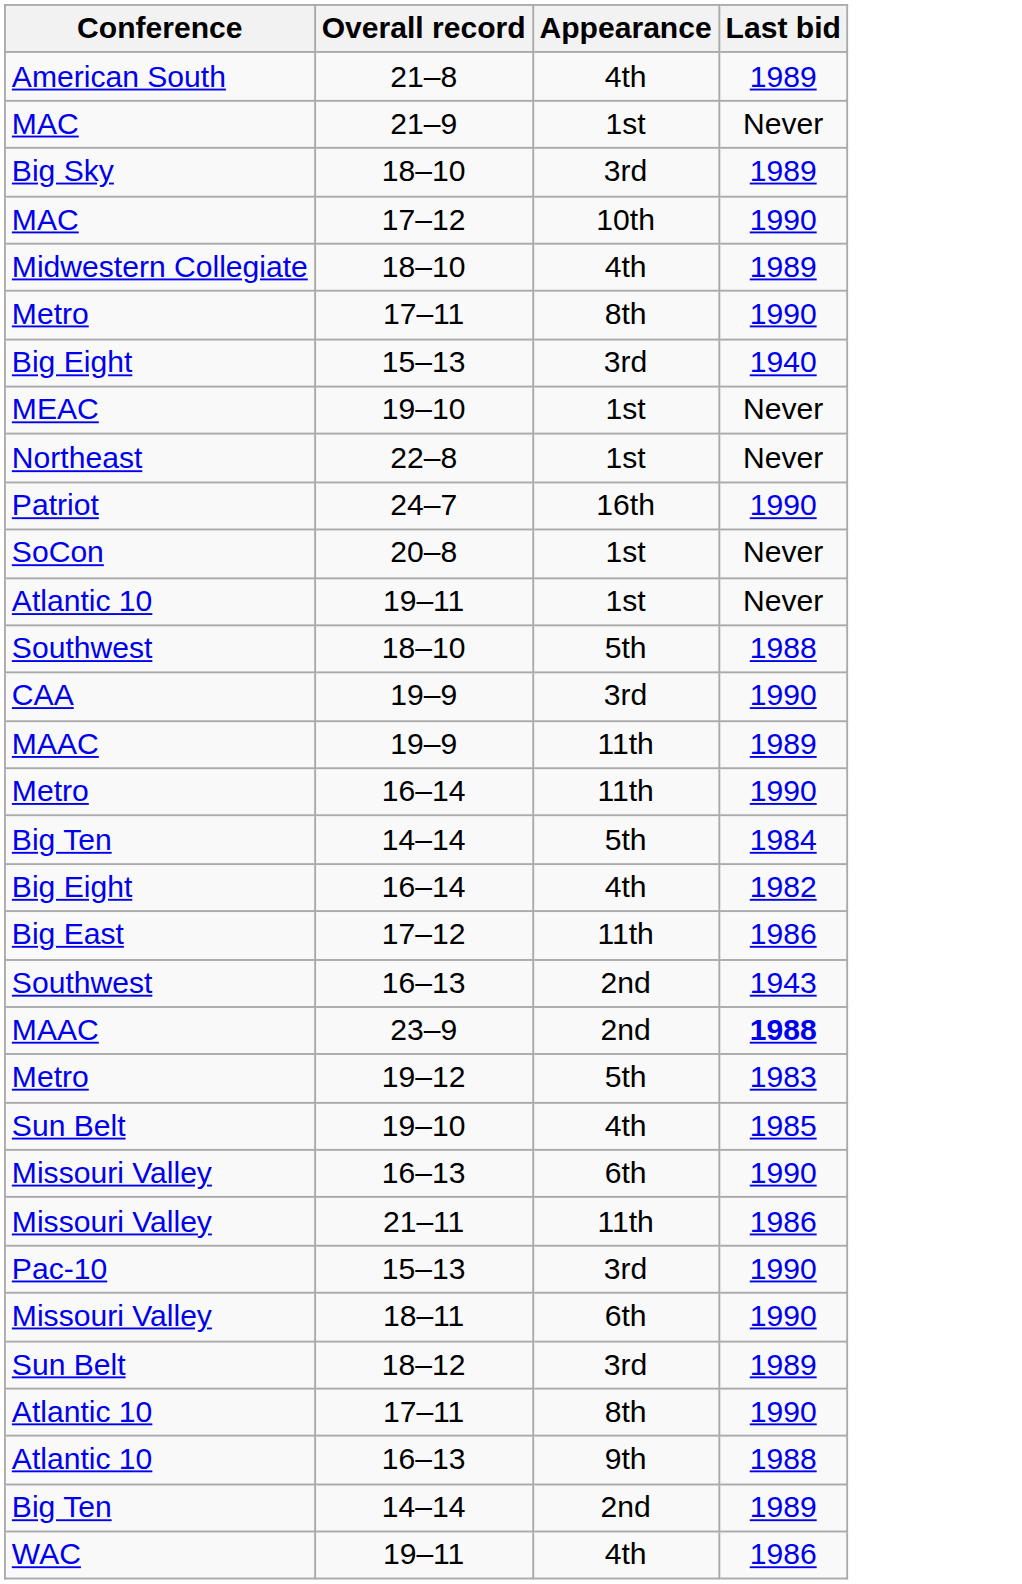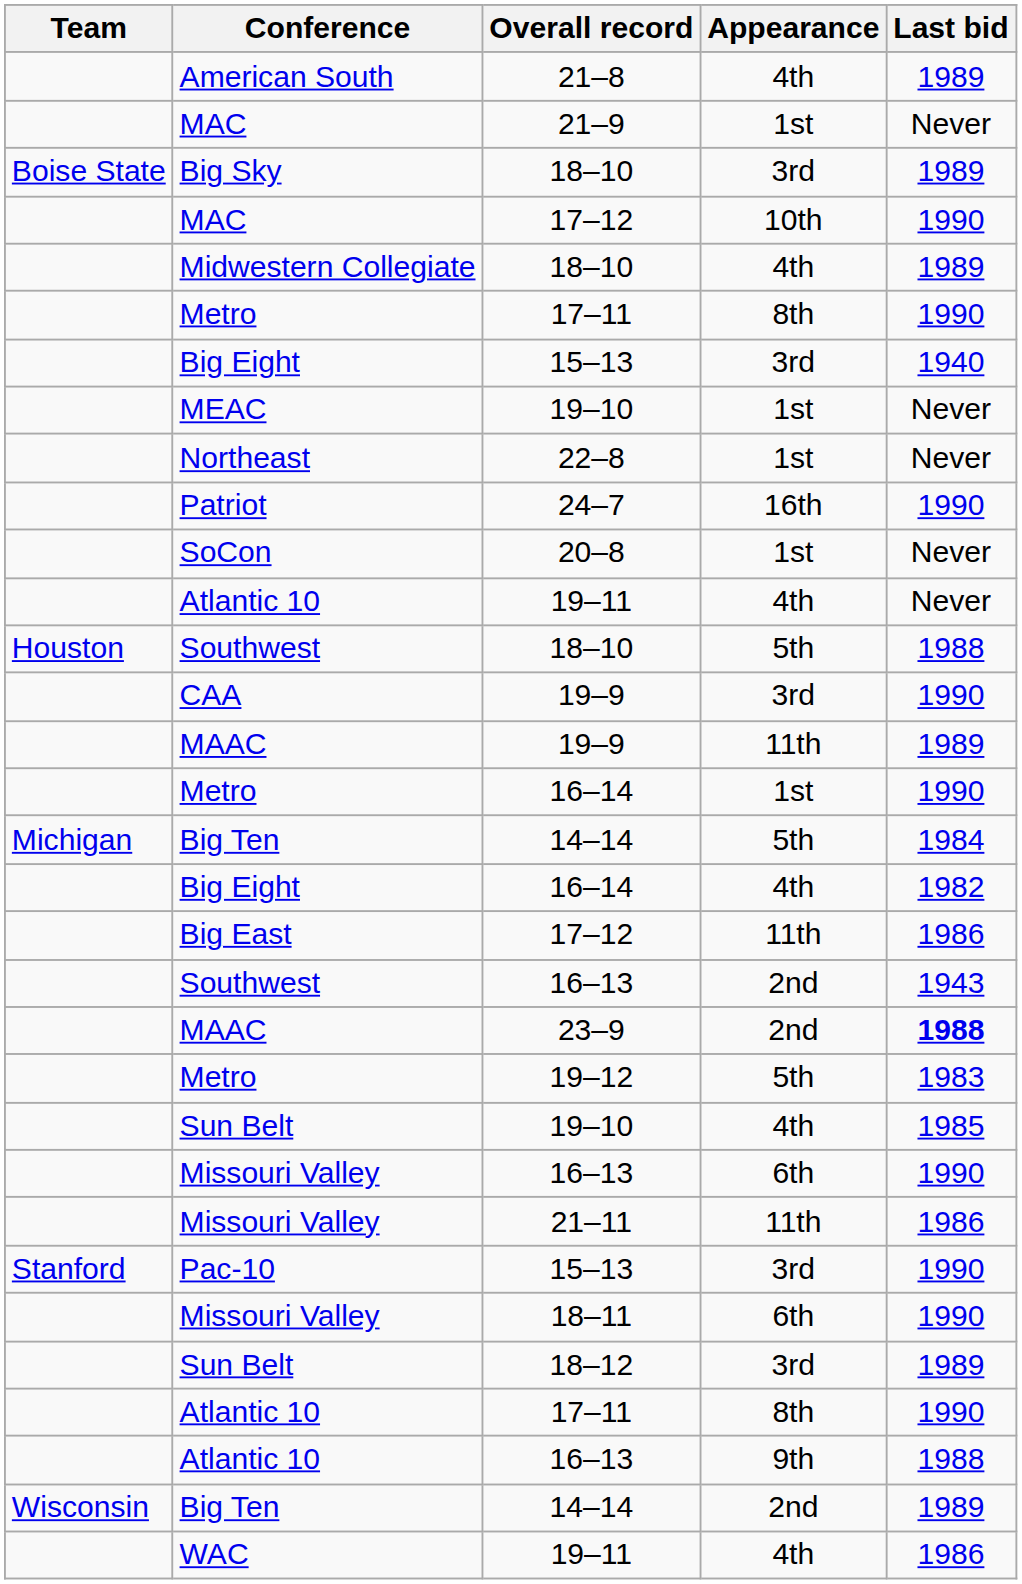+ column: (89, 28)
(626, 600) 1st -> (793, 600) 4th
(626, 791) 11th -> (793, 791) 1st
